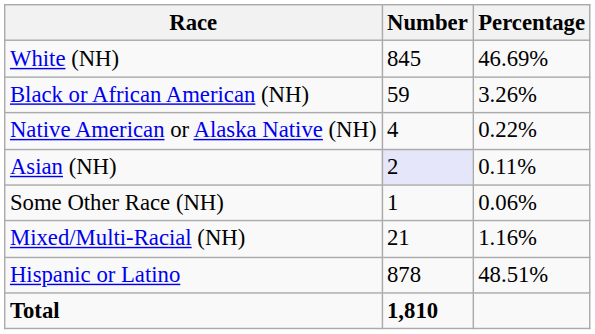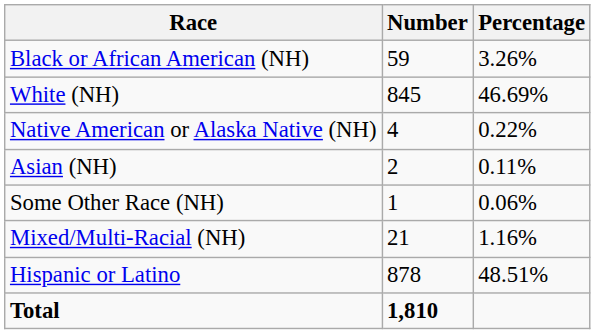rows swapped: (65, 58) <-> (159, 94)
(393, 166) lavender background -> (393, 166) no background
